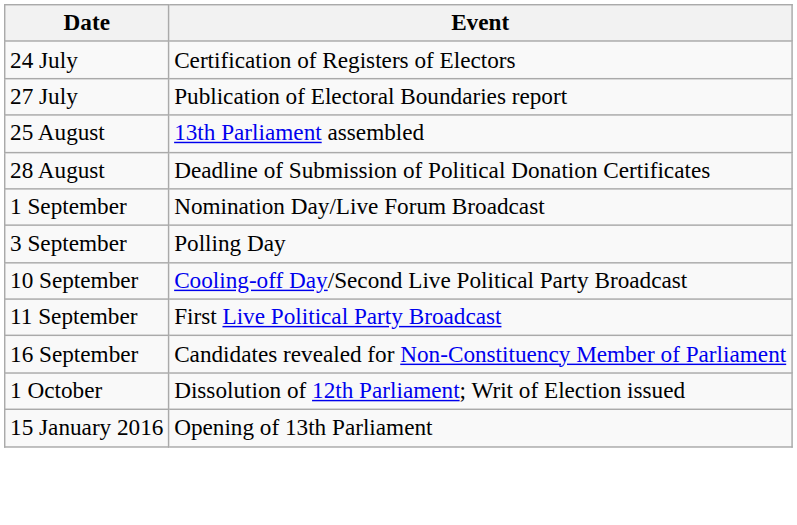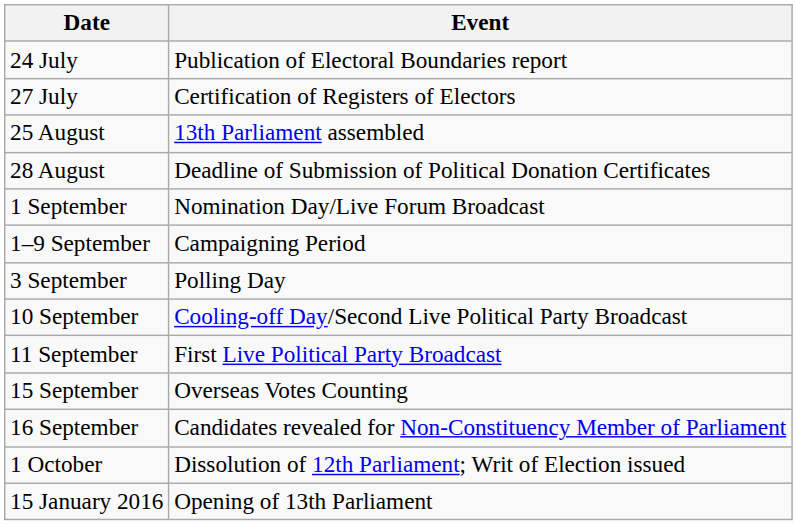(345, 59) Certification of Registers of Electors -> (371, 59) Publication of Electoral Boundaries report
(371, 96) Publication of Electoral Boundaries report -> (345, 96) Certification of Registers of Electors
+ row: (80, 243)
+ row: (74, 390)
